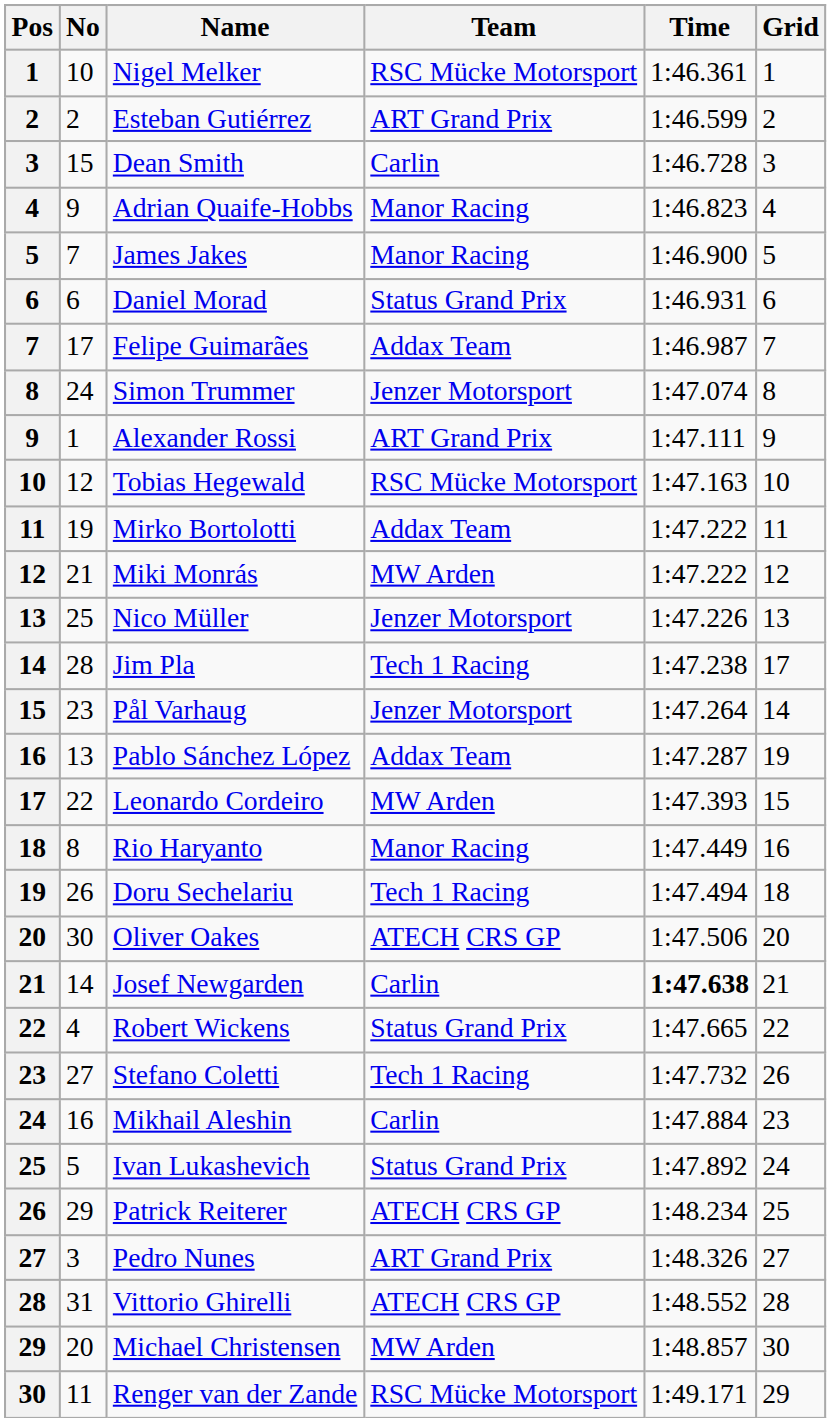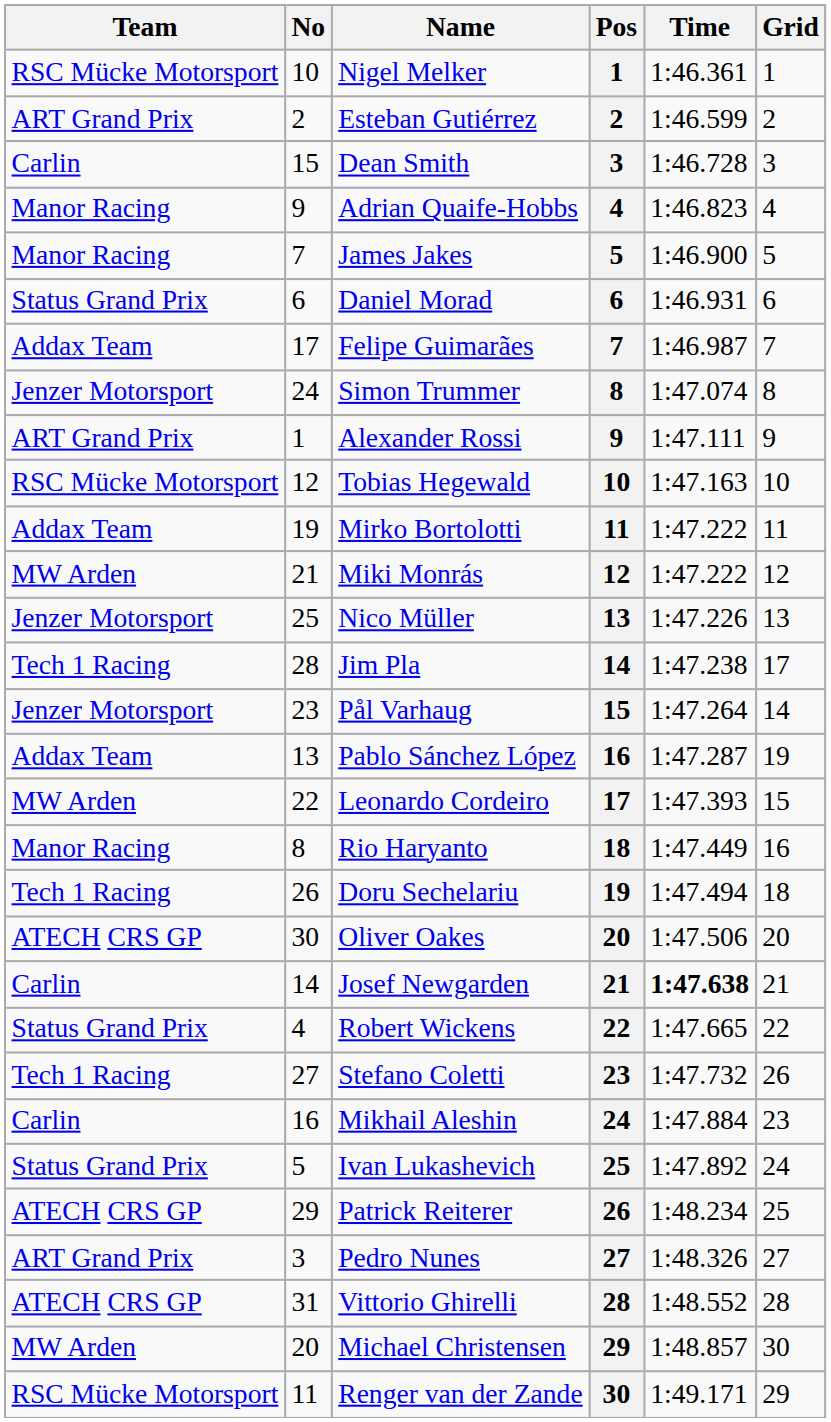columns swapped: (32, 26) <-> (504, 26)
